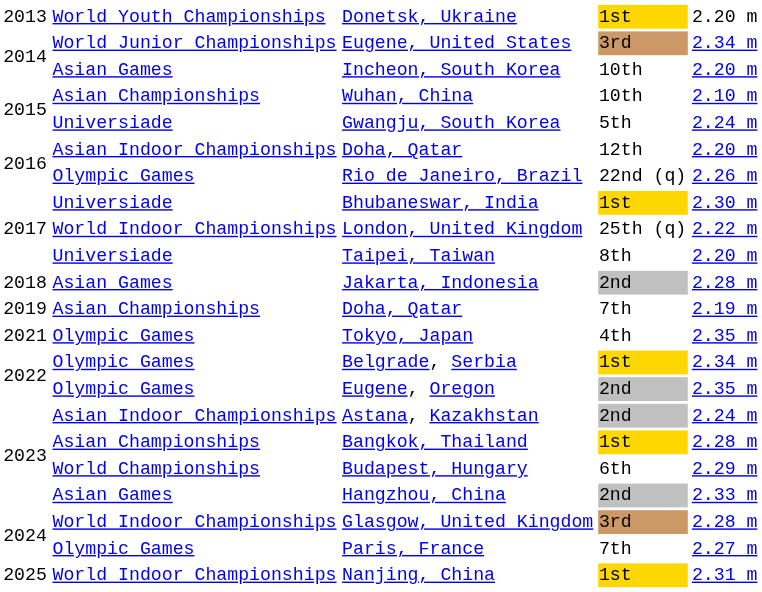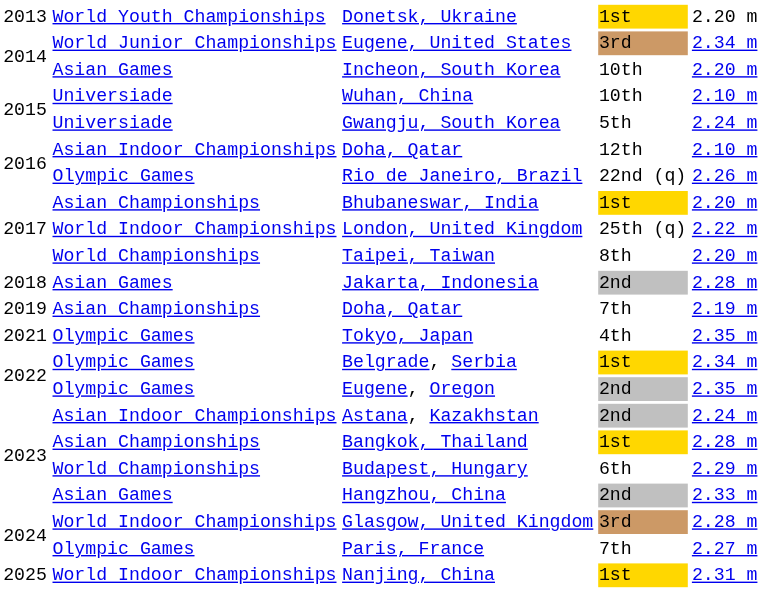(156, 96) Asian Championships -> (113, 96) Universiade
(725, 150) 2.20 m -> (725, 150) 2.10 m
(113, 203) Universiade -> (156, 203) Asian Championships
(725, 203) 2.30 m -> (725, 203) 2.20 m
(113, 256) Universiade -> (156, 256) World Championships
